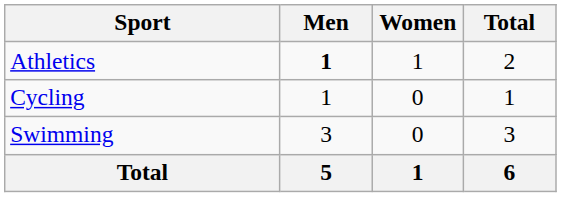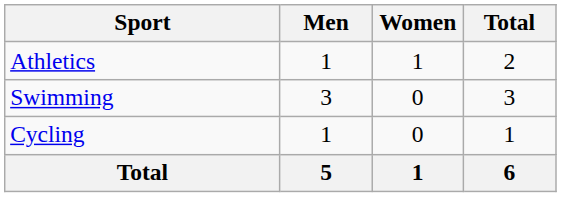(326, 60) bold -> (326, 60) normal
rows swapped: (47, 97) <-> (62, 135)
